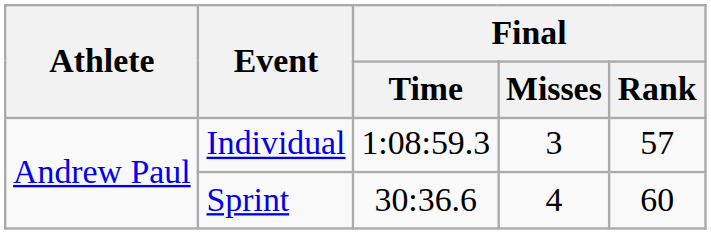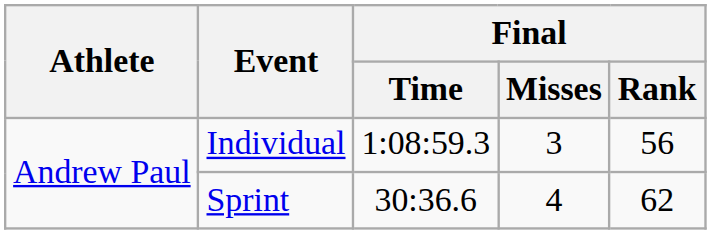(657, 144) 57 -> (657, 144) 56
(657, 200) 60 -> (657, 200) 62
